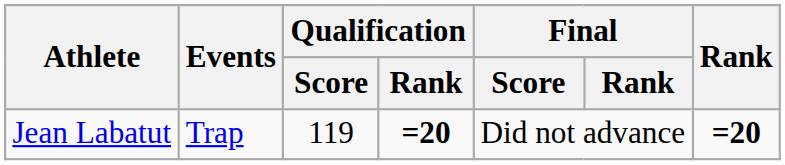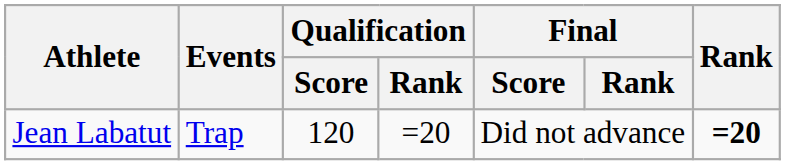(331, 133) 119 -> (331, 133) 120
(426, 133) bold -> (426, 133) normal
